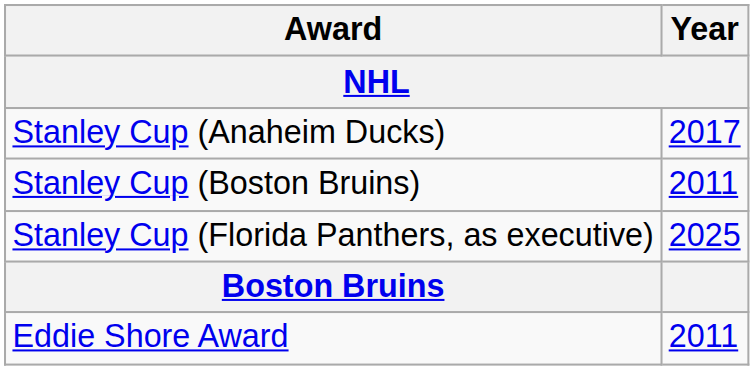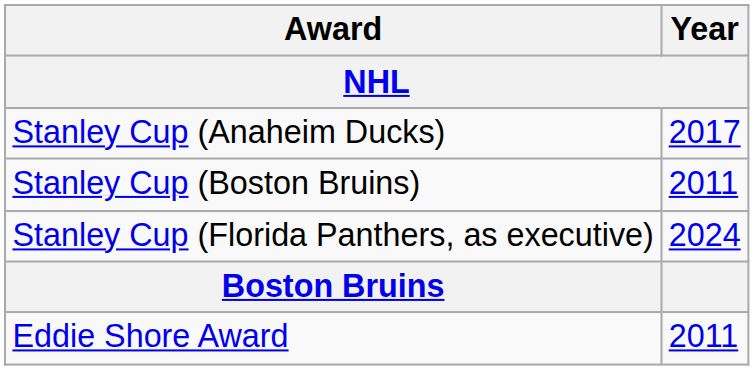(705, 235) 2025 -> (705, 235) 2024
